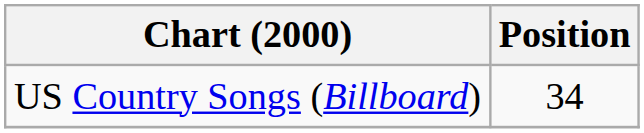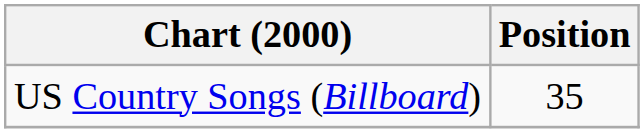(565, 95) 34 -> (565, 95) 35
